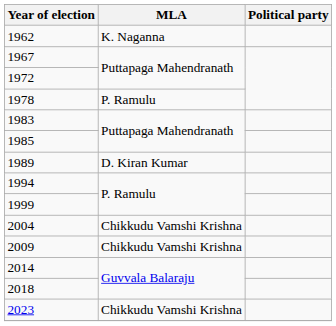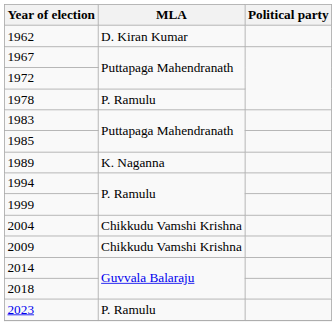(133, 36) K. Naganna -> (144, 36) D. Kiran Kumar
(144, 162) D. Kiran Kumar -> (133, 162) K. Naganna
(171, 309) Chikkudu Vamshi Krishna -> (128, 309) P. Ramulu
